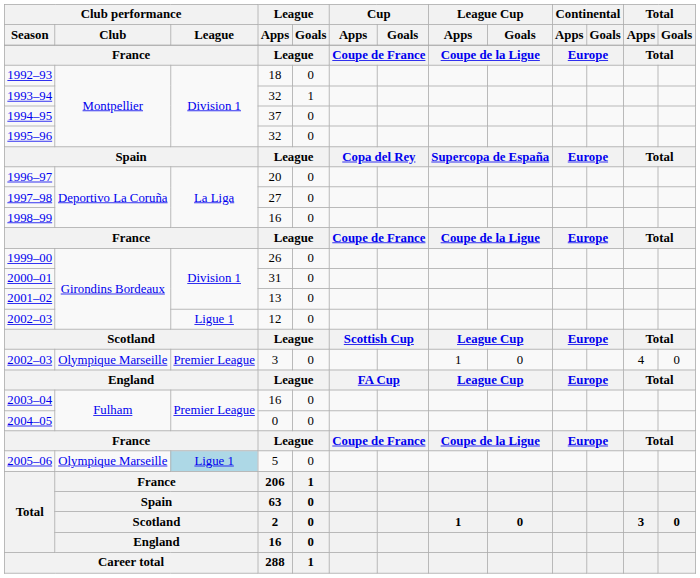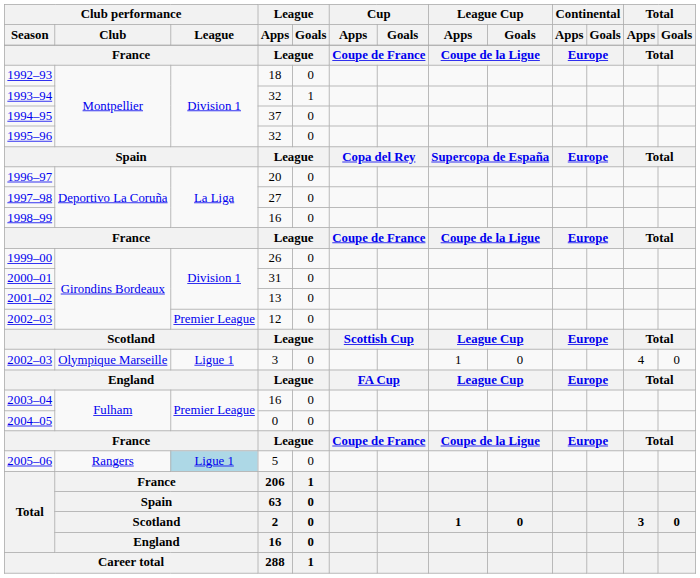(214, 319) Ligue 1 -> (214, 319) Premier League
(214, 359) Premier League -> (214, 359) Ligue 1
(113, 461) Olympique Marseille -> (113, 461) Rangers
